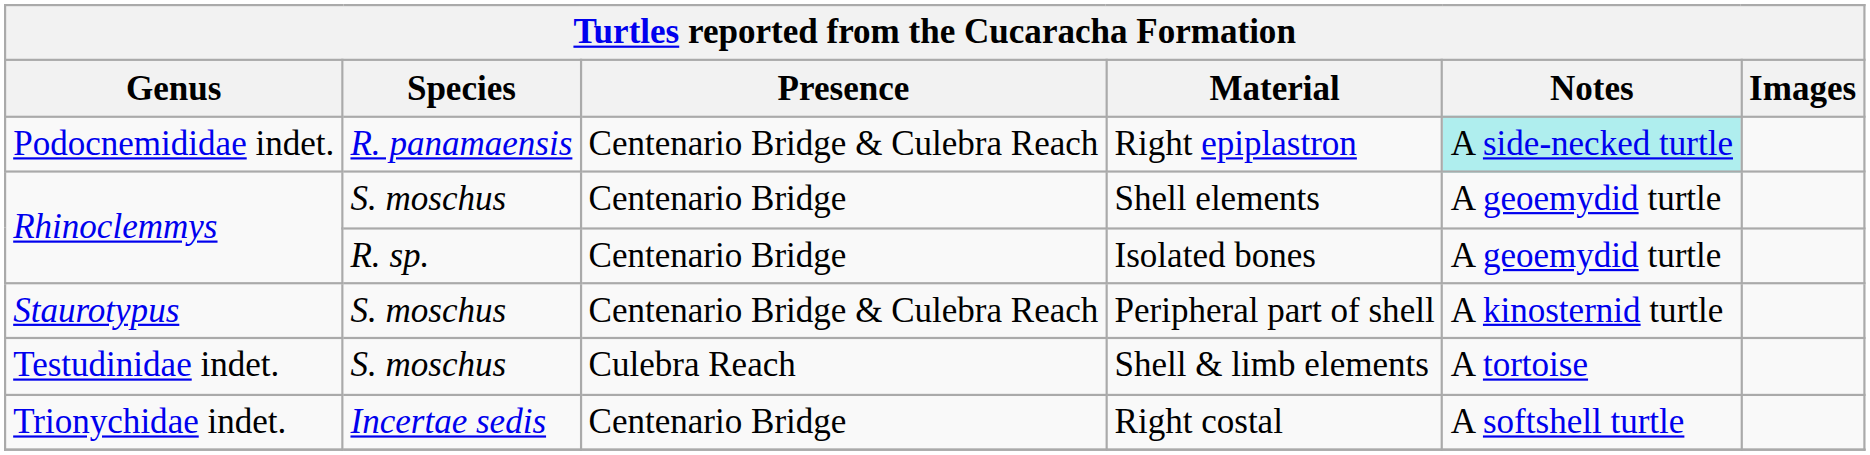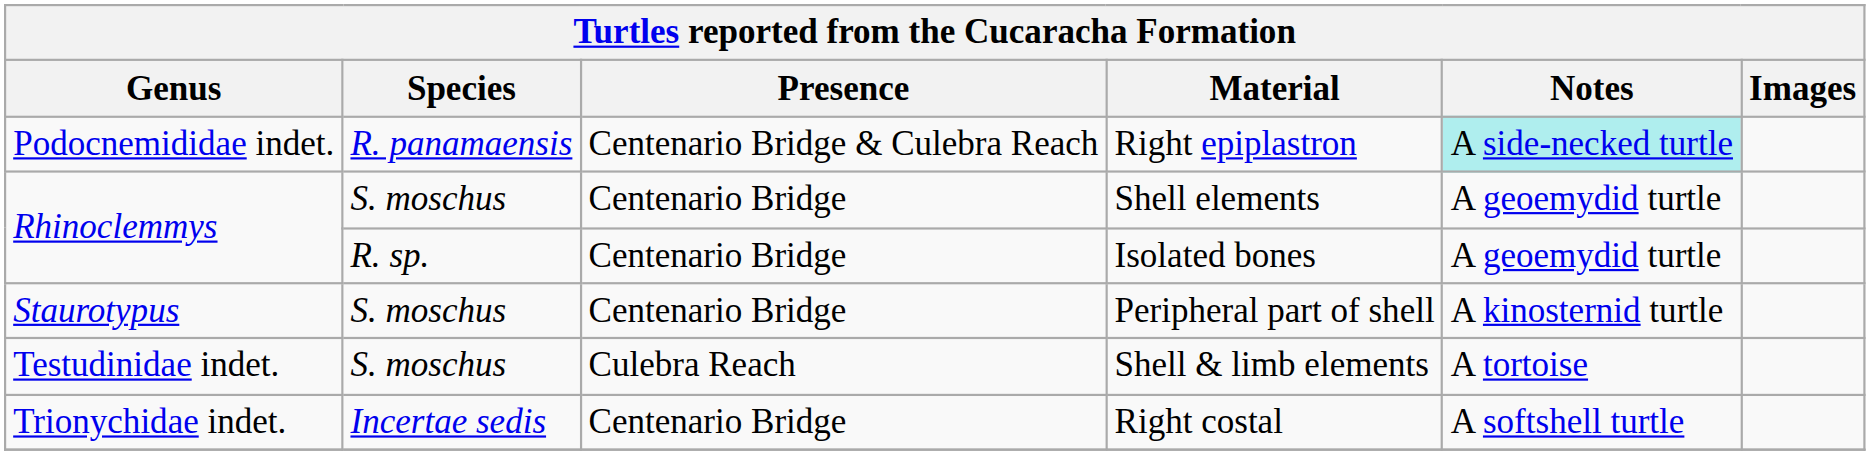(843, 310) Centenario Bridge & Culebra Reach -> (717, 310) Centenario Bridge
